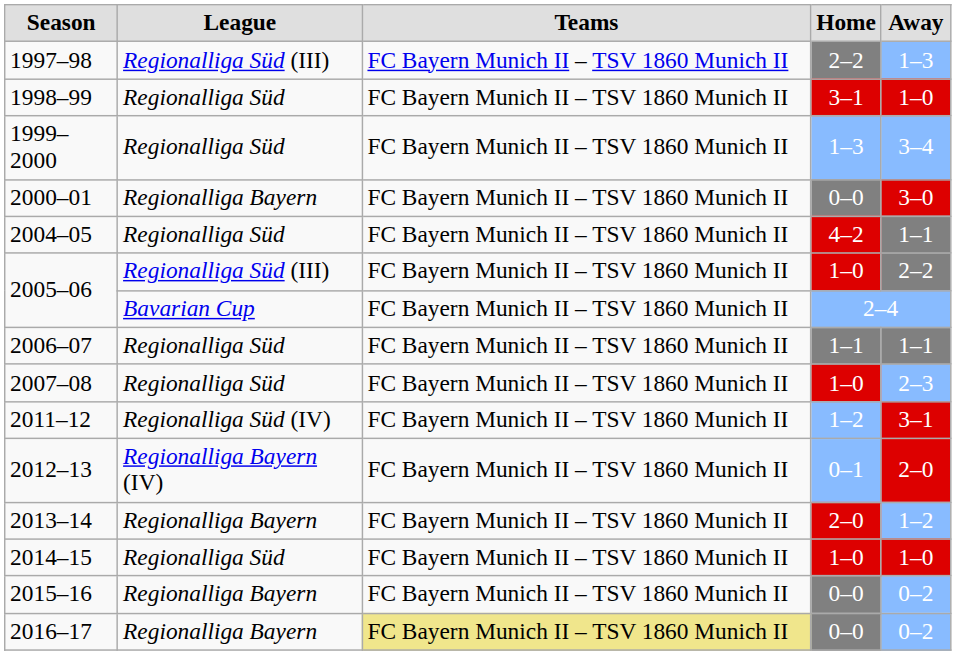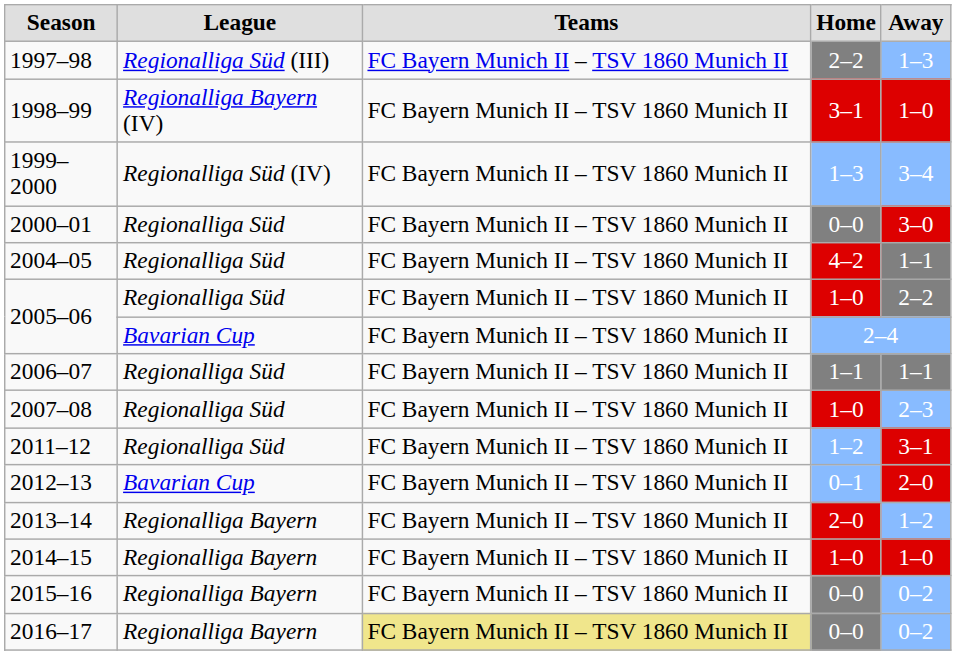(204, 97) Regionalliga Süd -> (220, 110) Regionalliga Bayern (IV)
(204, 147) Regionalliga Süd -> (227, 173) Regionalliga Süd (IV)
(220, 197) Regionalliga Bayern -> (204, 223) Regionalliga Süd
(226, 271) Regionalliga Süd (III) -> (204, 297) Regionalliga Süd
(227, 419) Regionalliga Süd (IV) -> (204, 446) Regionalliga Süd
(220, 469) Regionalliga Bayern (IV) -> (189, 483) Bavarian Cup
(204, 557) Regionalliga Süd -> (220, 557) Regionalliga Bayern
